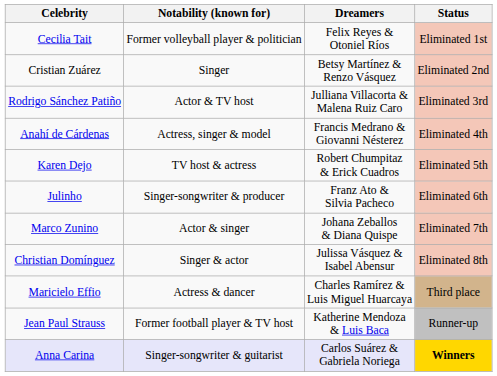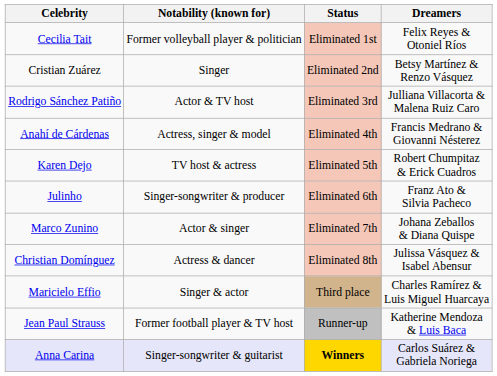columns swapped: (360, 13) <-> (453, 13)
(214, 260) Singer & actor -> (214, 260) Actress & dancer
(214, 292) Actress & dancer -> (214, 292) Singer & actor
